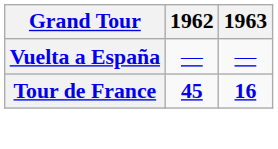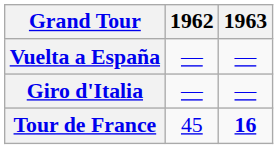+ row: (85, 90)
(192, 90) bold -> (192, 125) normal
